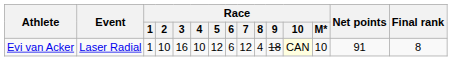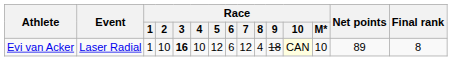(182, 48) normal -> (182, 48) bold
(360, 48) 91 -> (360, 48) 89
